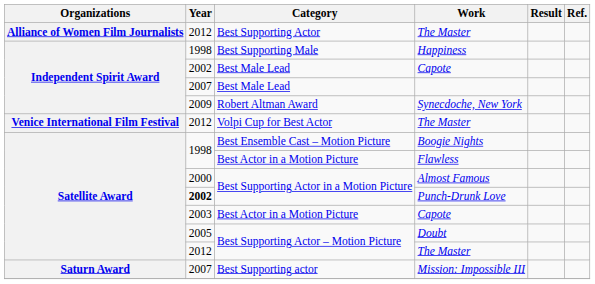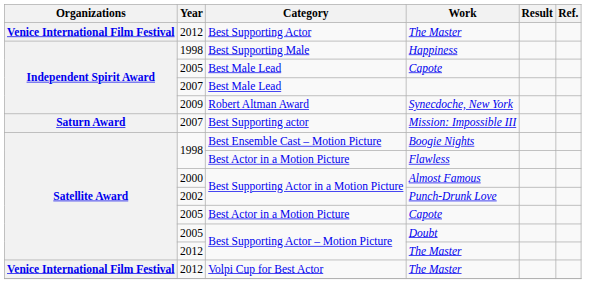(95, 31) Alliance of Women Film Journalists -> (91, 31) Venice International Film Festival
(200, 68) 2002 -> (191, 68) 2005
rows swapped: (267, 269) <-> (275, 123)
(200, 196) bold -> (191, 196) normal
(200, 214) 2003 -> (191, 214) 2005
